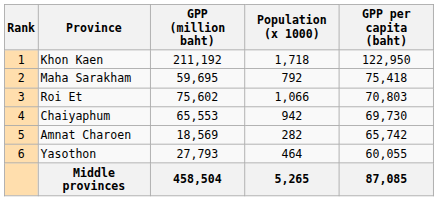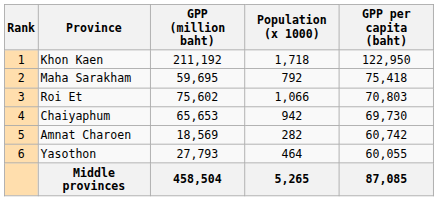(197, 116) 65,553 -> (197, 116) 65,653
(386, 135) 65,742 -> (386, 135) 60,742
